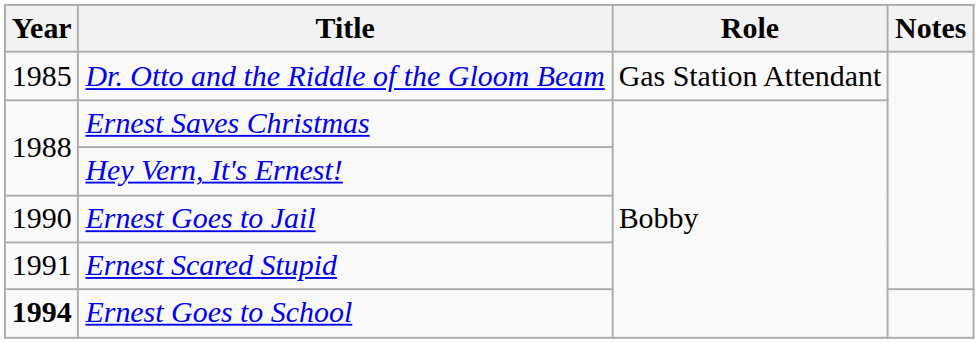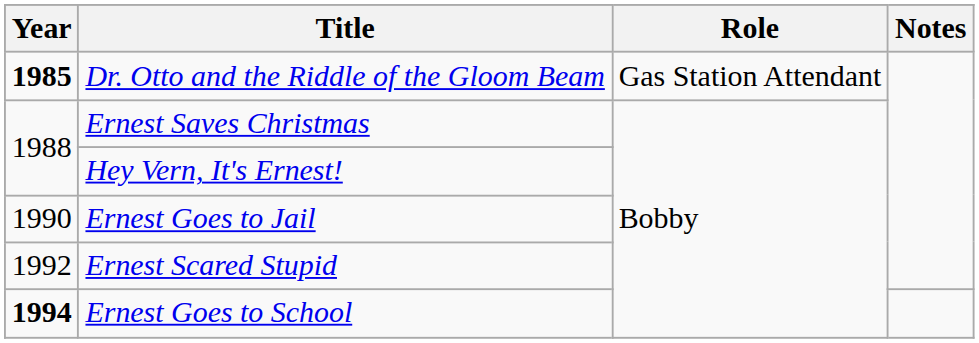(42, 75) normal -> (42, 75) bold
(42, 265) 1991 -> (42, 265) 1992
